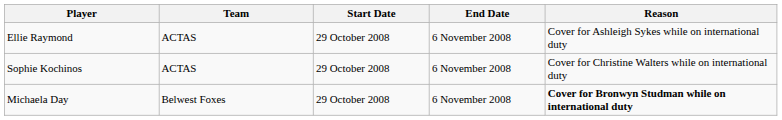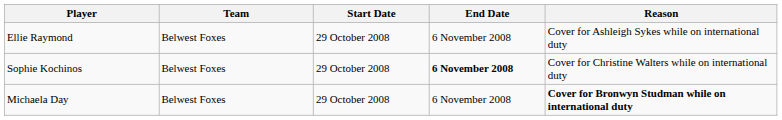(179, 38) ACTAS -> (194, 38) Belwest Foxes
(179, 69) ACTAS -> (194, 69) Belwest Foxes
(471, 69) normal -> (473, 69) bold
